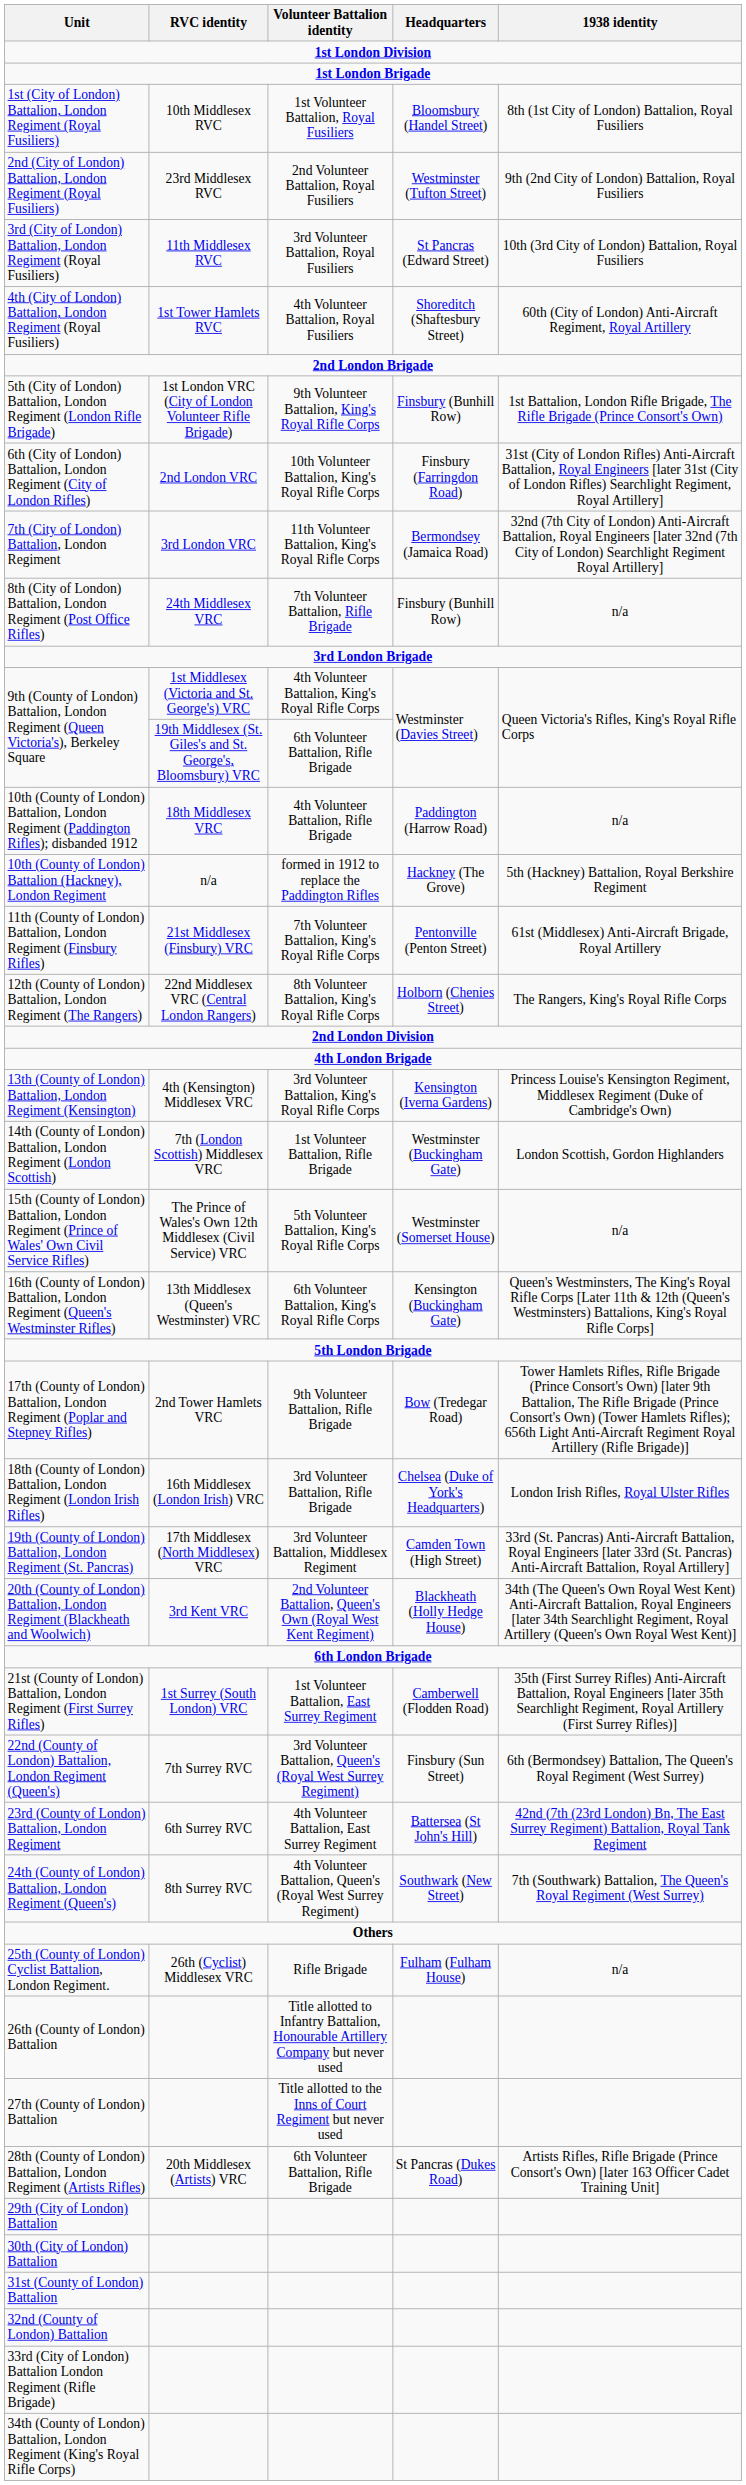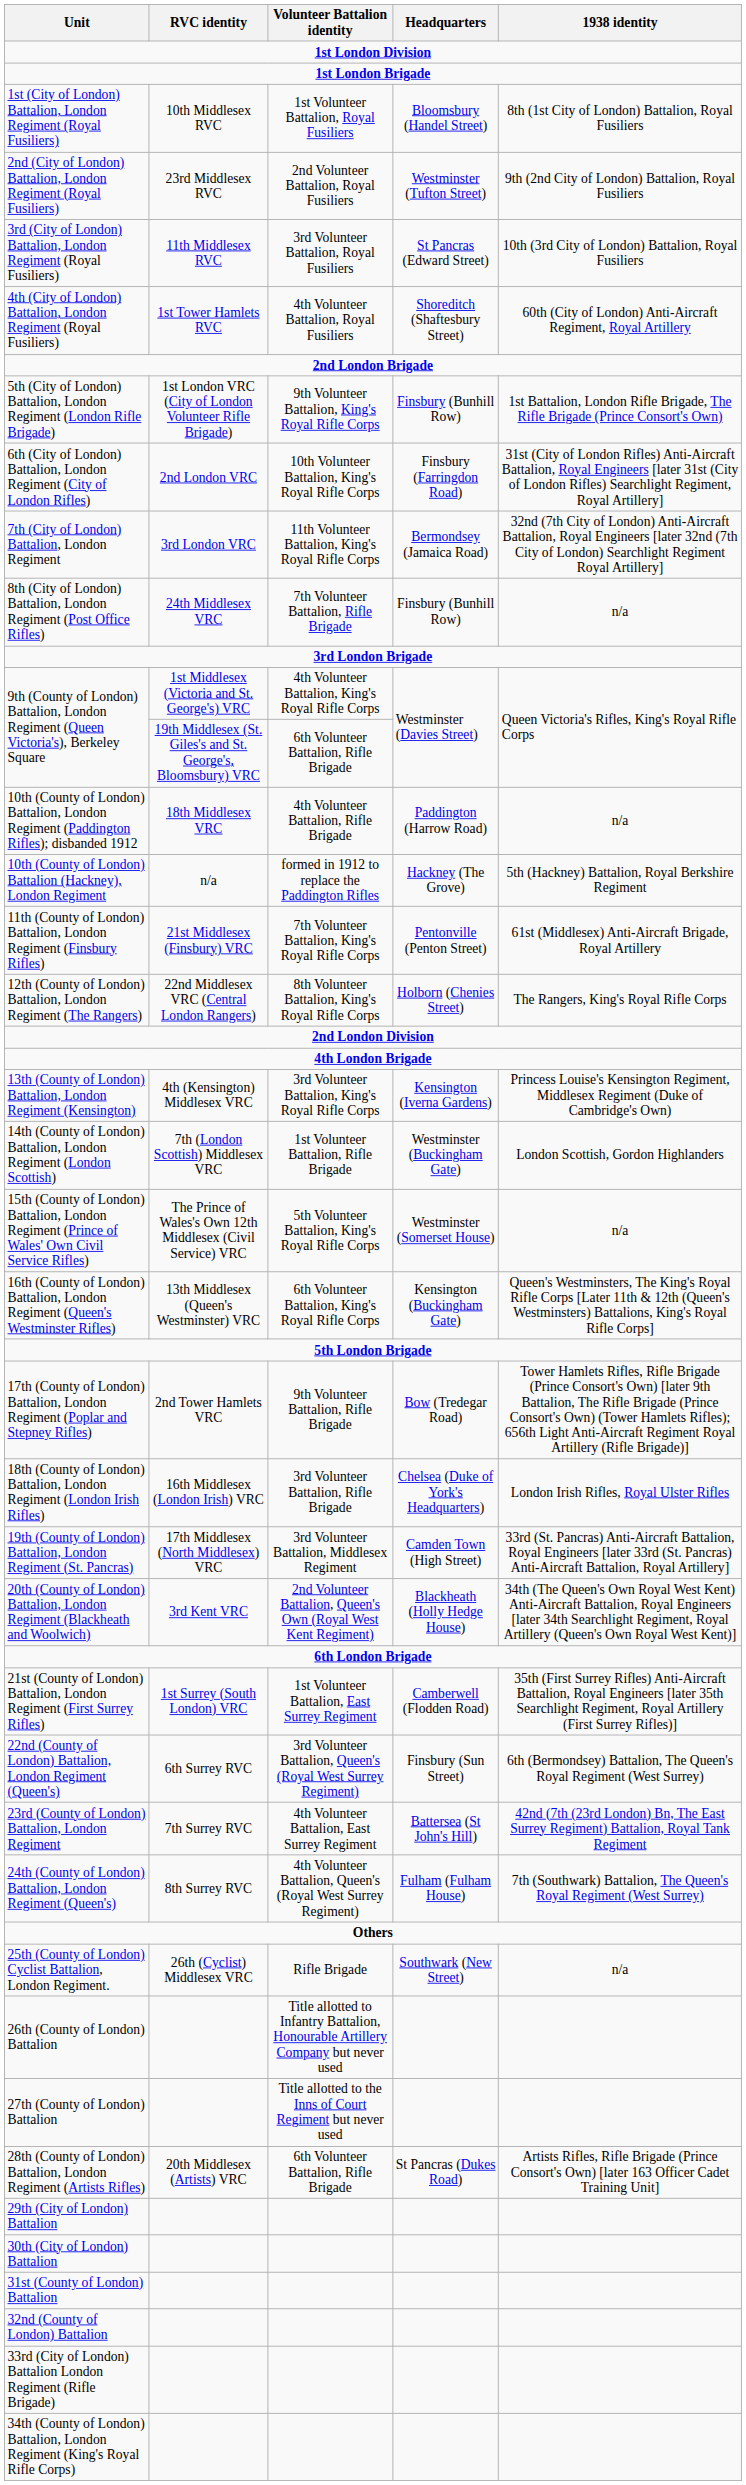(208, 1768) 7th Surrey RVC -> (208, 1768) 6th Surrey RVC
(208, 1828) 6th Surrey RVC -> (208, 1828) 7th Surrey RVC
(446, 1888) Southwark (New Street) -> (446, 1888) Fulham (Fulham House)
(446, 1969) Fulham (Fulham House) -> (446, 1969) Southwark (New Street)
